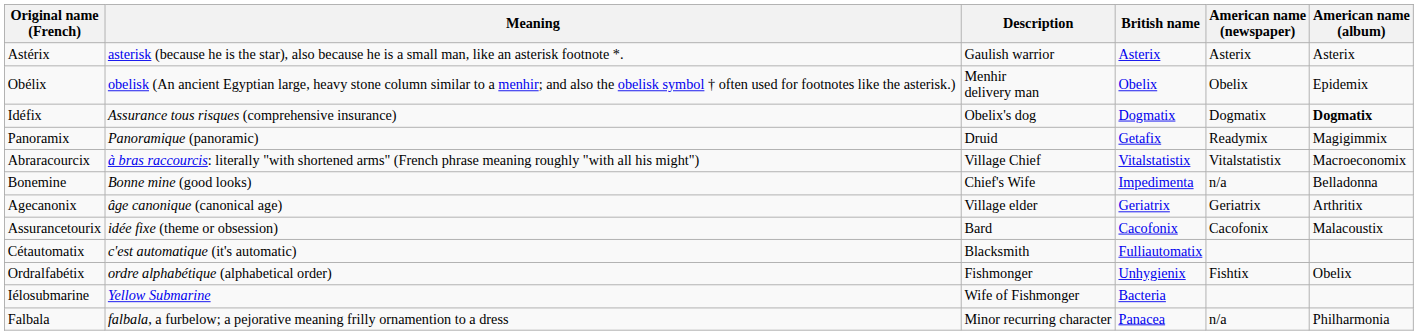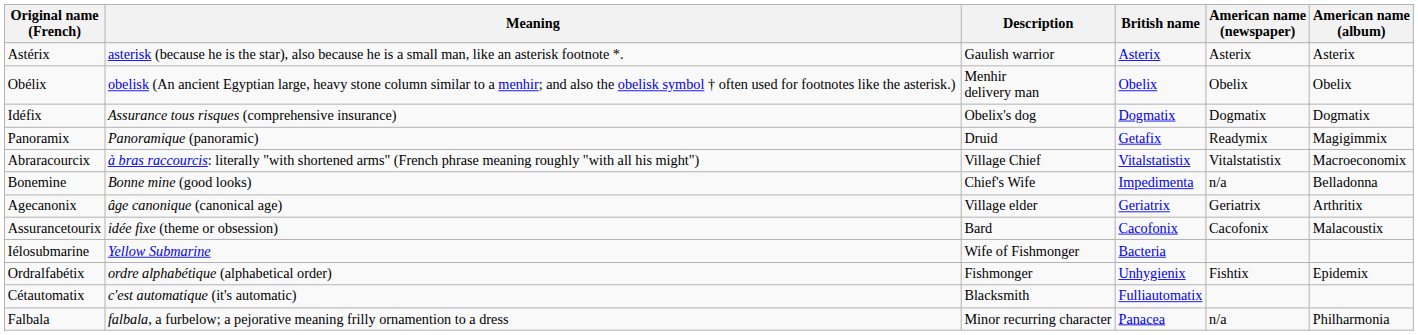(1341, 84) Epidemix -> (1332, 84) Obelix
(1343, 115) bold -> (1341, 115) normal
rows swapped: (46, 251) <-> (48, 296)
(1332, 273) Obelix -> (1341, 273) Epidemix
